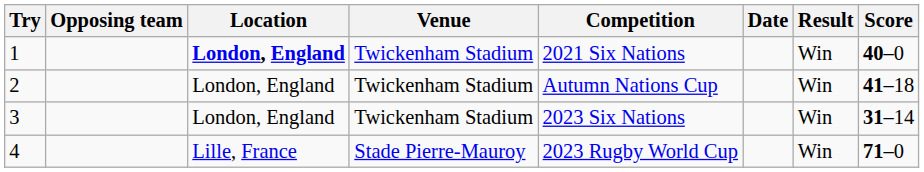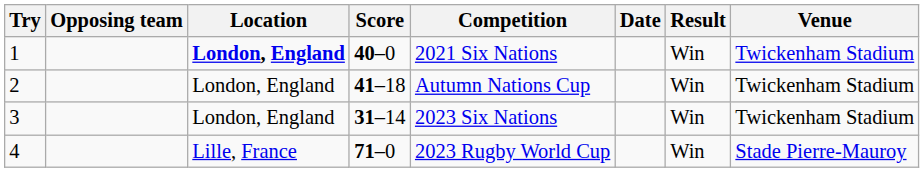columns swapped: (444, 20) <-> (889, 20)
